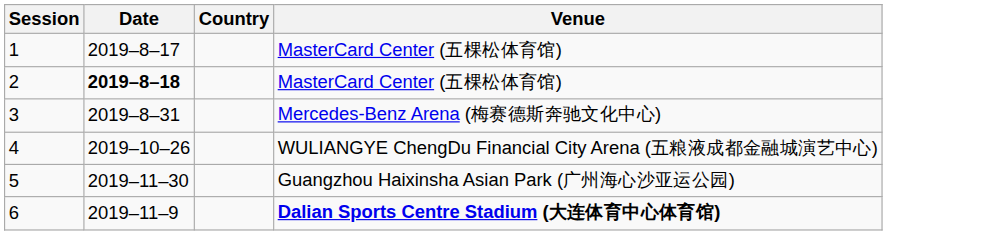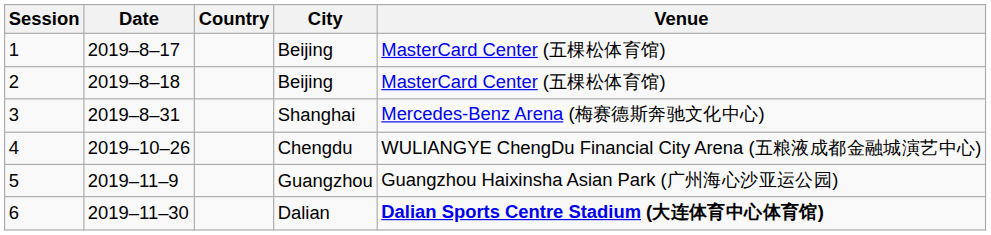+ column: (325, 19)
(134, 82) bold -> (134, 82) normal
(138, 180) 2019–11–30 -> (133, 180) 2019–11–9
(133, 213) 2019–11–9 -> (138, 213) 2019–11–30
